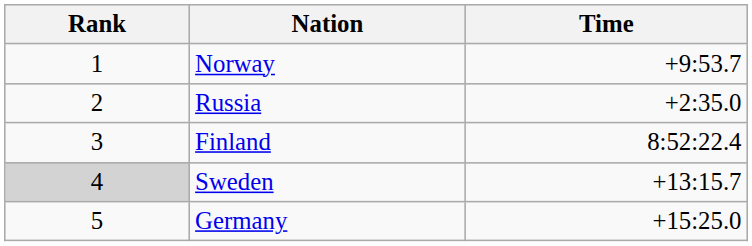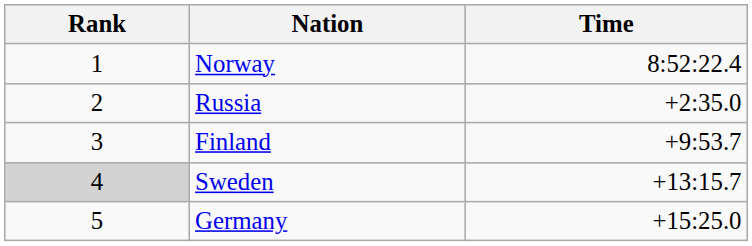(703, 63) +9:53.7 -> (694, 63) 8:52:22.4
(694, 142) 8:52:22.4 -> (703, 142) +9:53.7
